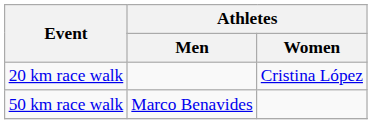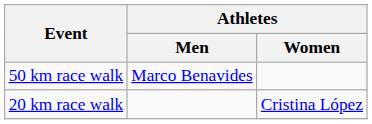rows swapped: (66, 76) <-> (66, 104)
